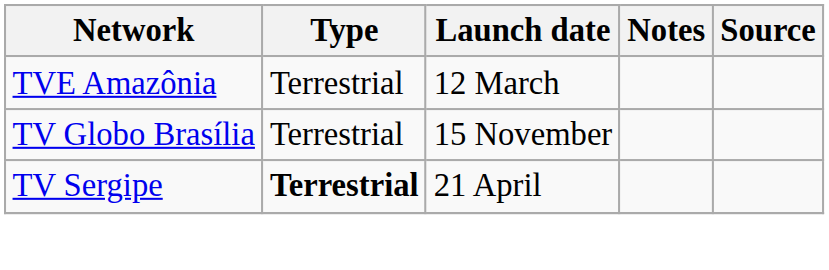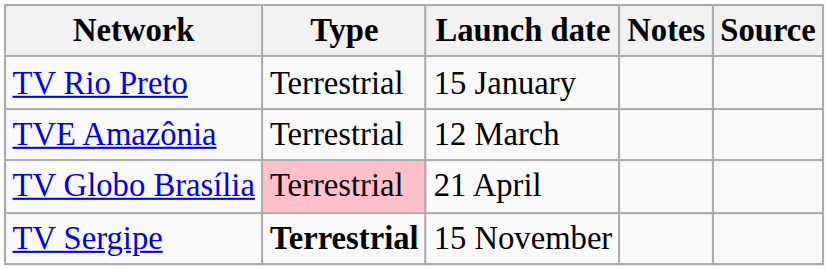+ row: (100, 82)
(337, 133) no background -> (337, 185) pink background
(523, 133) 15 November -> (488, 185) 21 April
(488, 185) 21 April -> (523, 237) 15 November
